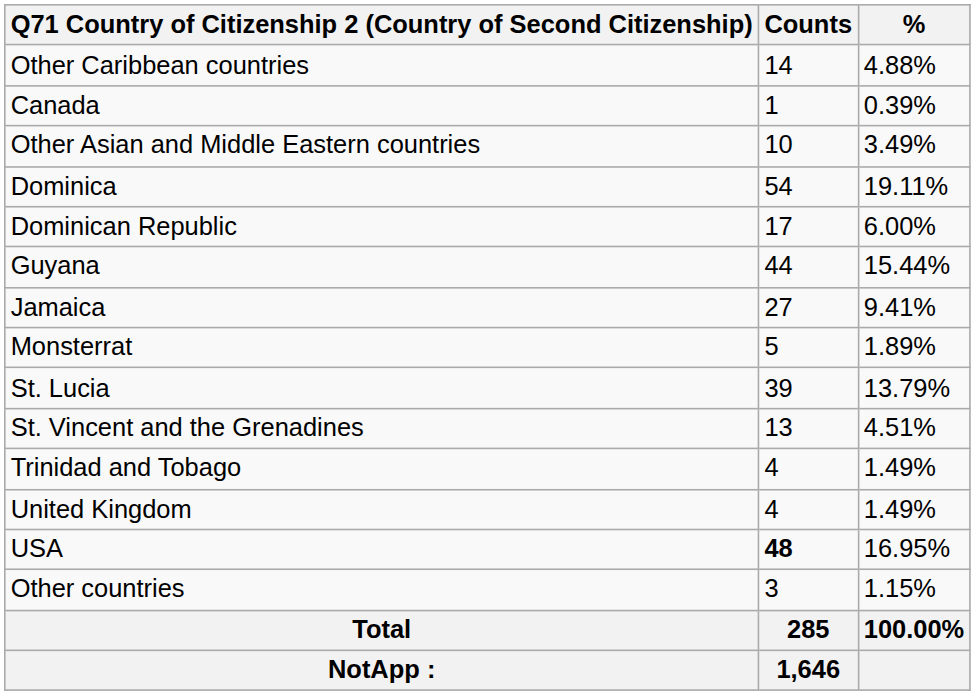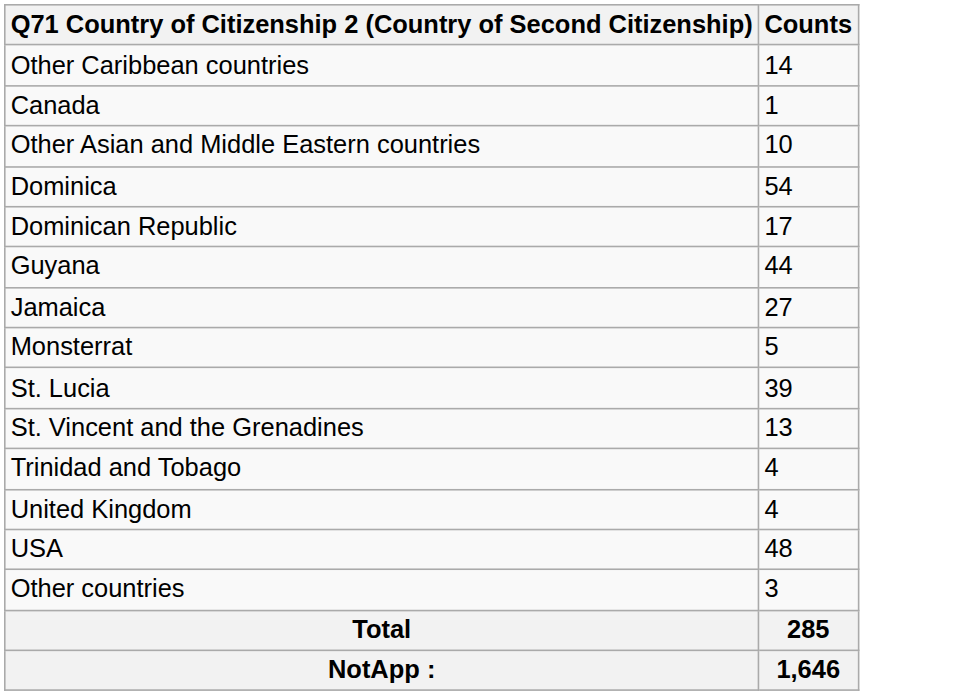- column: (914, 24)
(779, 549) bold -> (779, 549) normal
